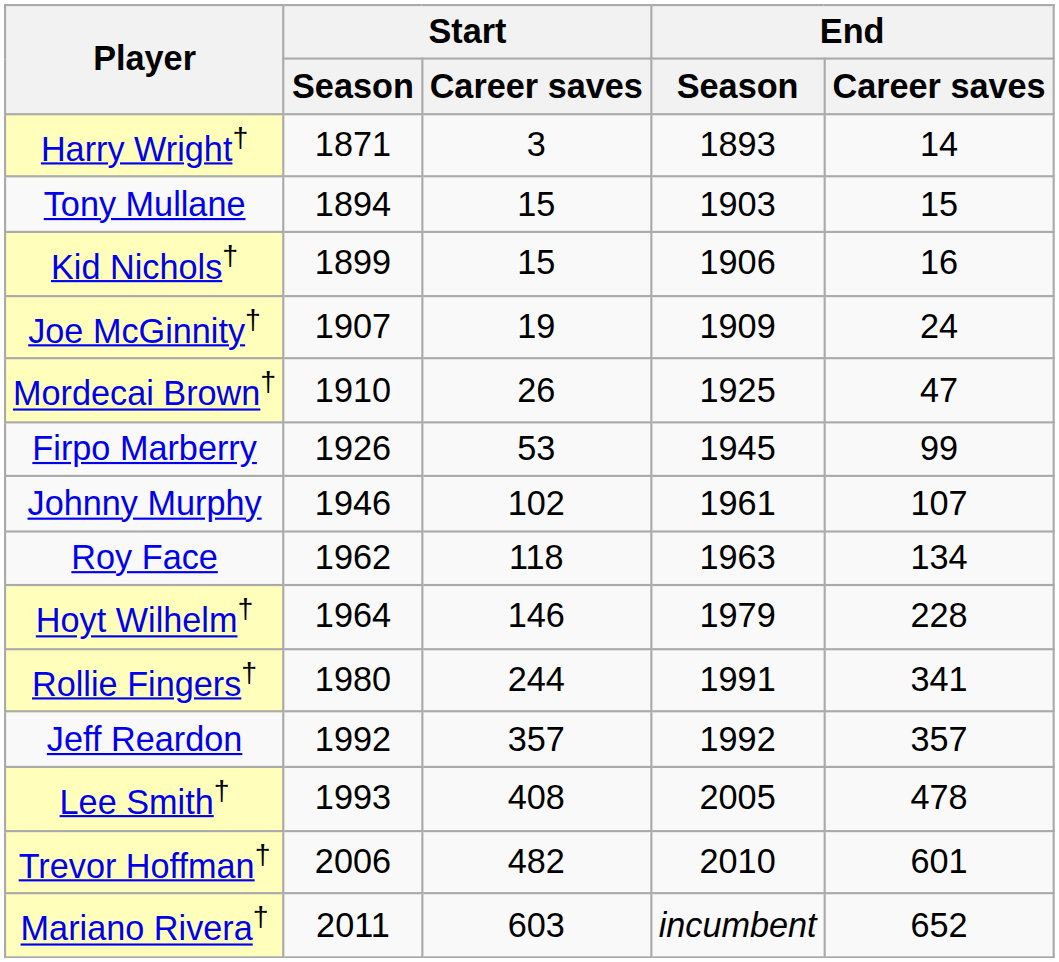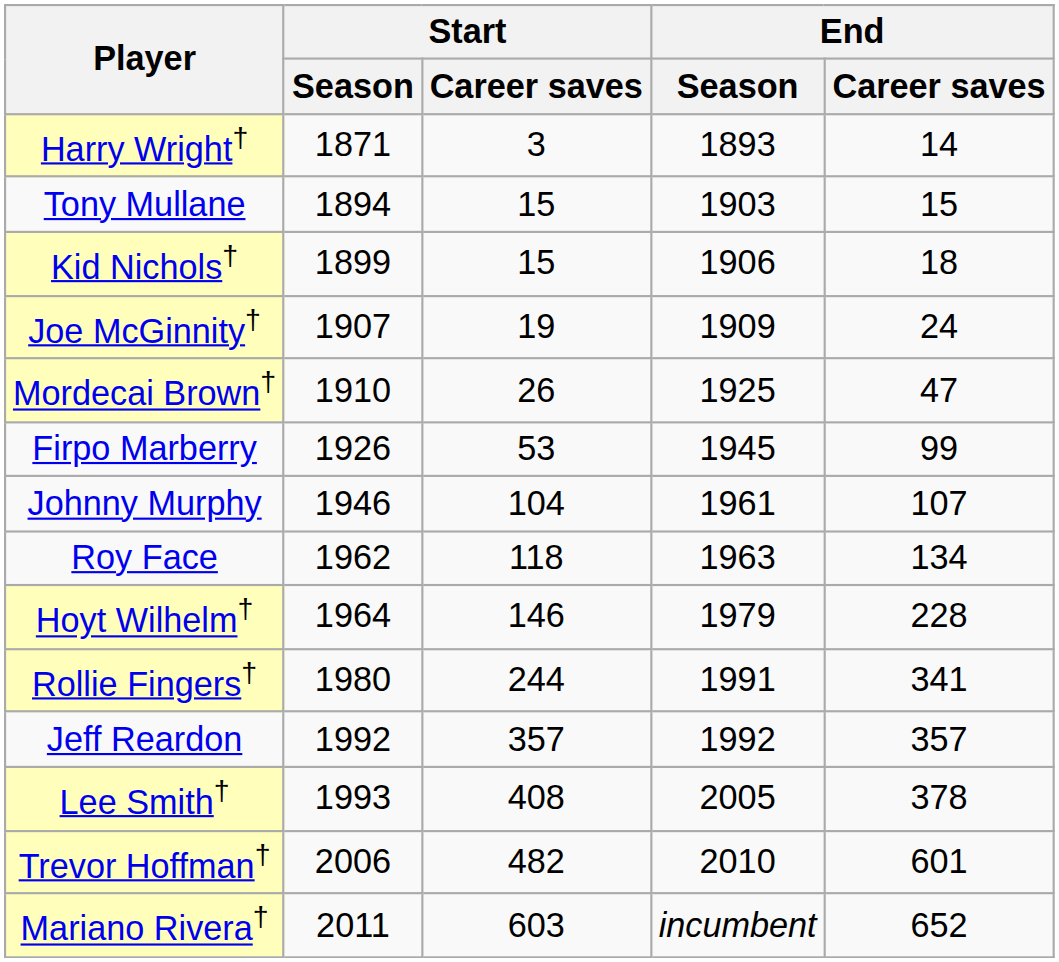(939, 262) 16 -> (939, 262) 18
(536, 503) 102 -> (536, 503) 104
(939, 797) 478 -> (939, 797) 378
